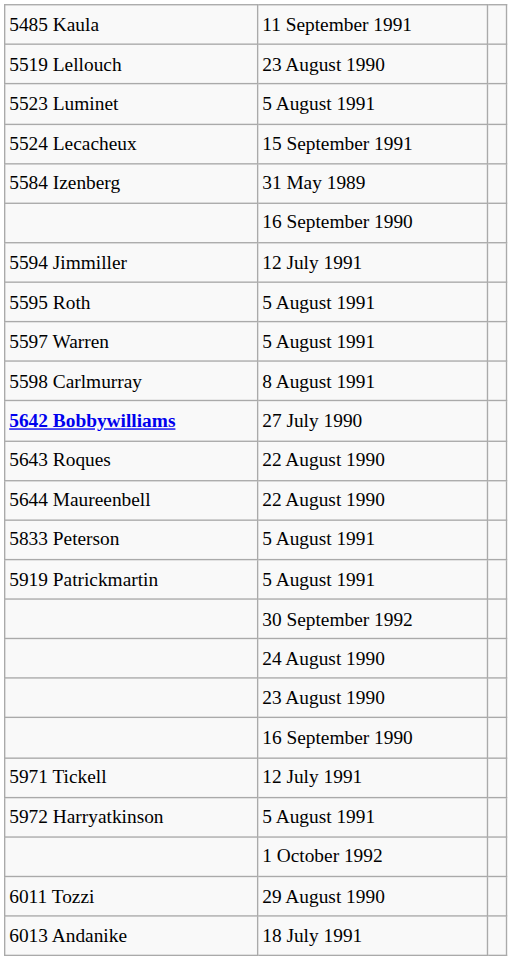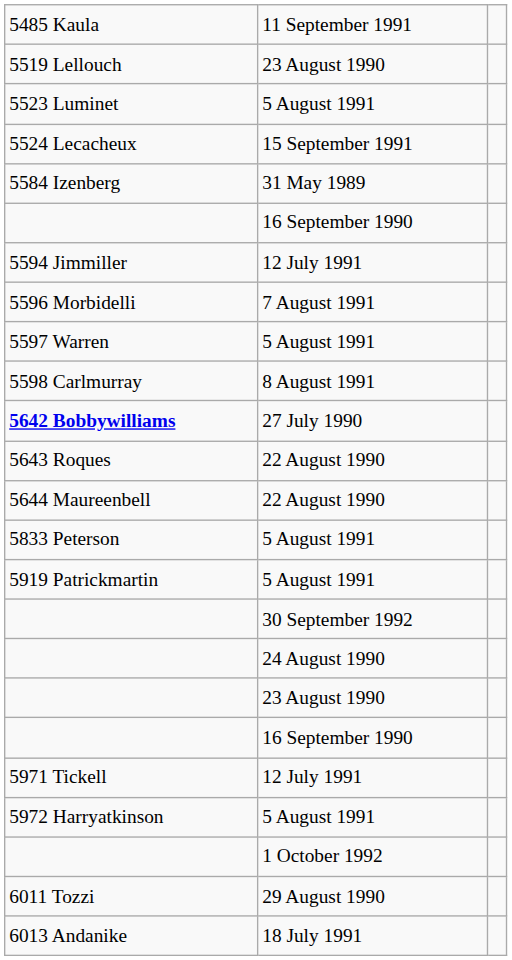- row: (50, 301)
+ row: (72, 301)
